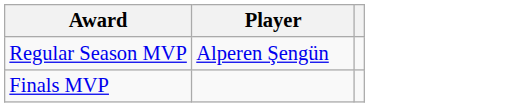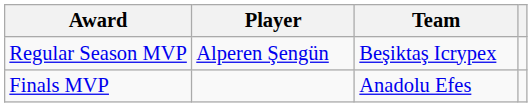+ column: (436, 20)
